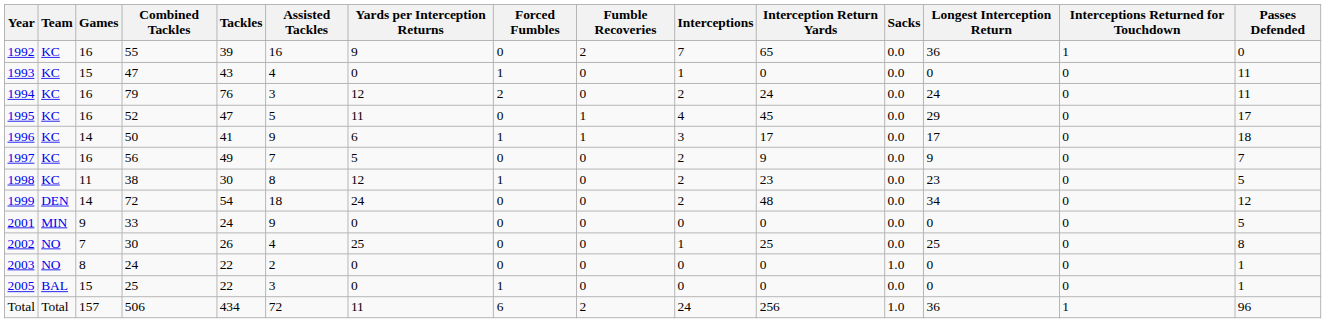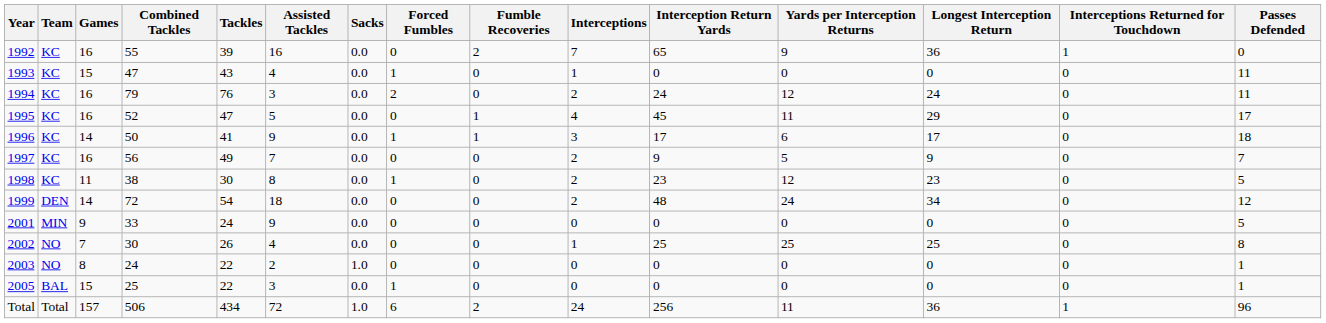columns swapped: (904, 22) <-> (421, 22)
